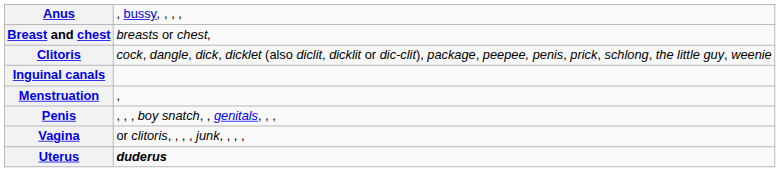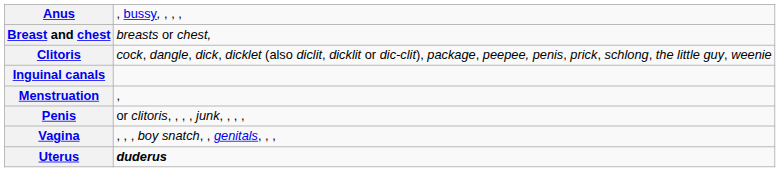(196, 116) , , , boy snatch, , genitals, , , -> (180, 116) or clitoris, , , , junk, , , ,
(180, 136) or clitoris, , , , junk, , , , -> (196, 136) , , , boy snatch, , genitals, , ,
